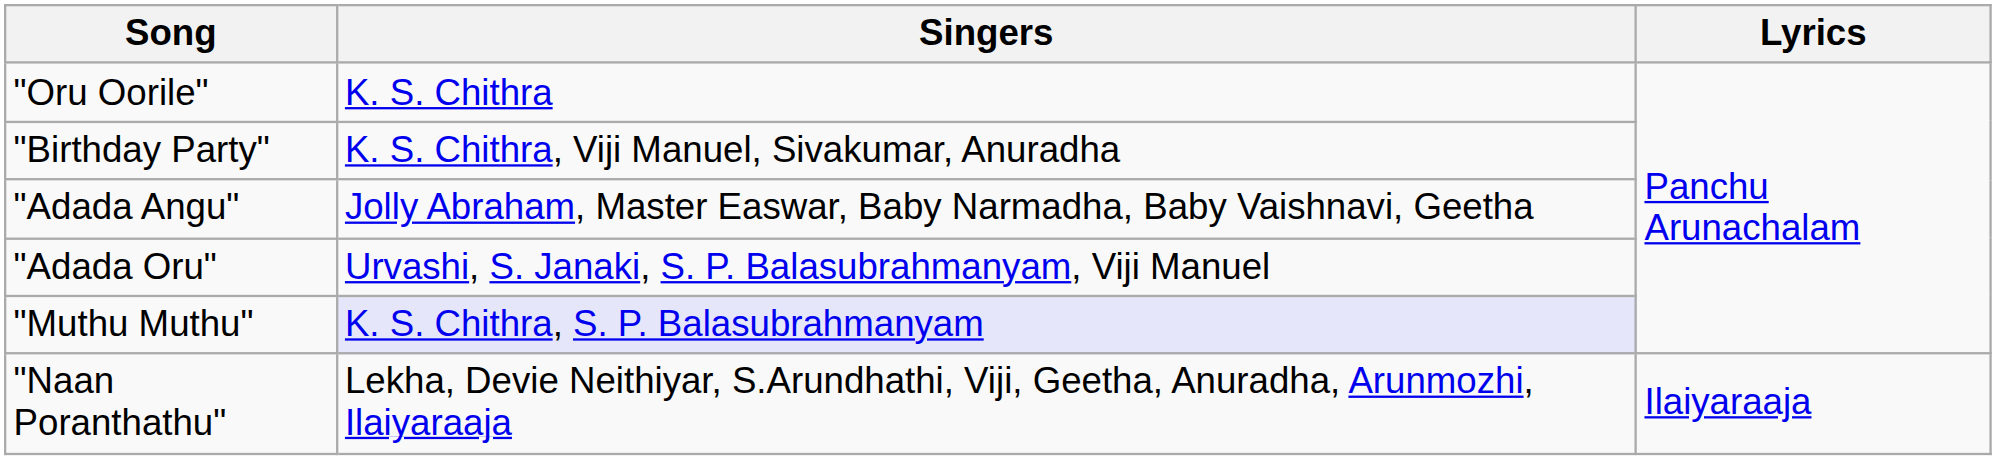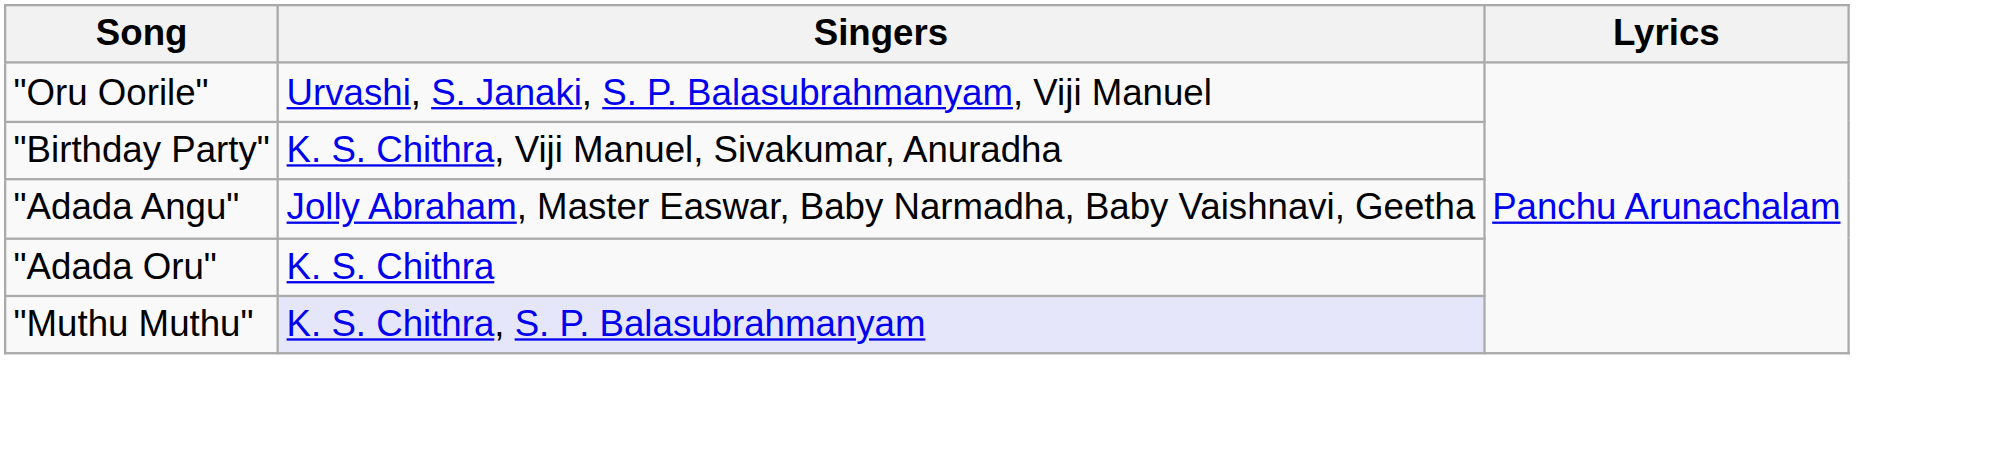(449, 91) K. S. Chithra -> (749, 91) Urvashi, S. Janaki, S. P. Balasubrahmanyam, Viji Manuel
(808, 265) Urvashi, S. Janaki, S. P. Balasubrahmanyam, Viji Manuel -> (390, 265) K. S. Chithra
- row: (120, 402)
